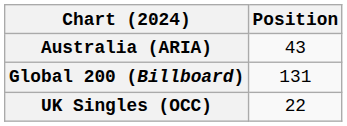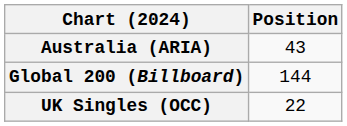(295, 77) 131 -> (295, 77) 144
